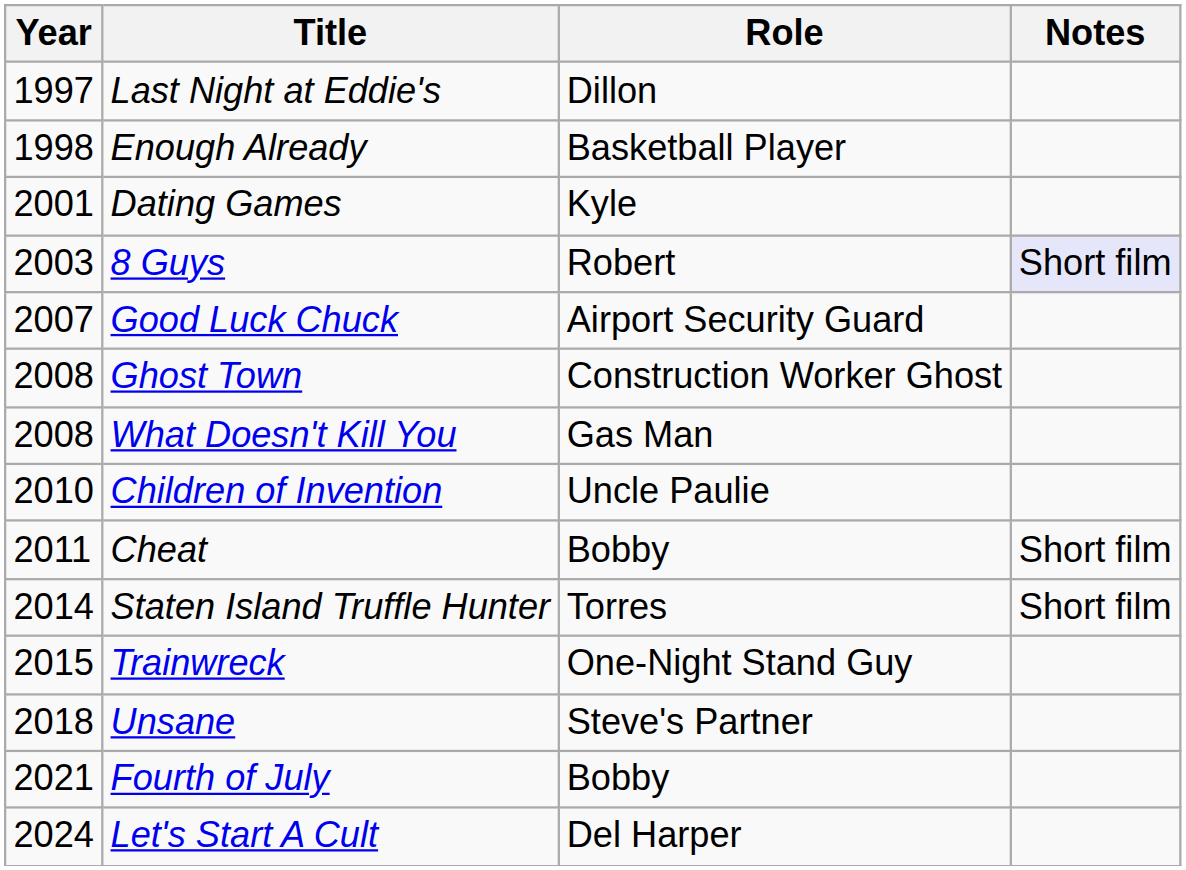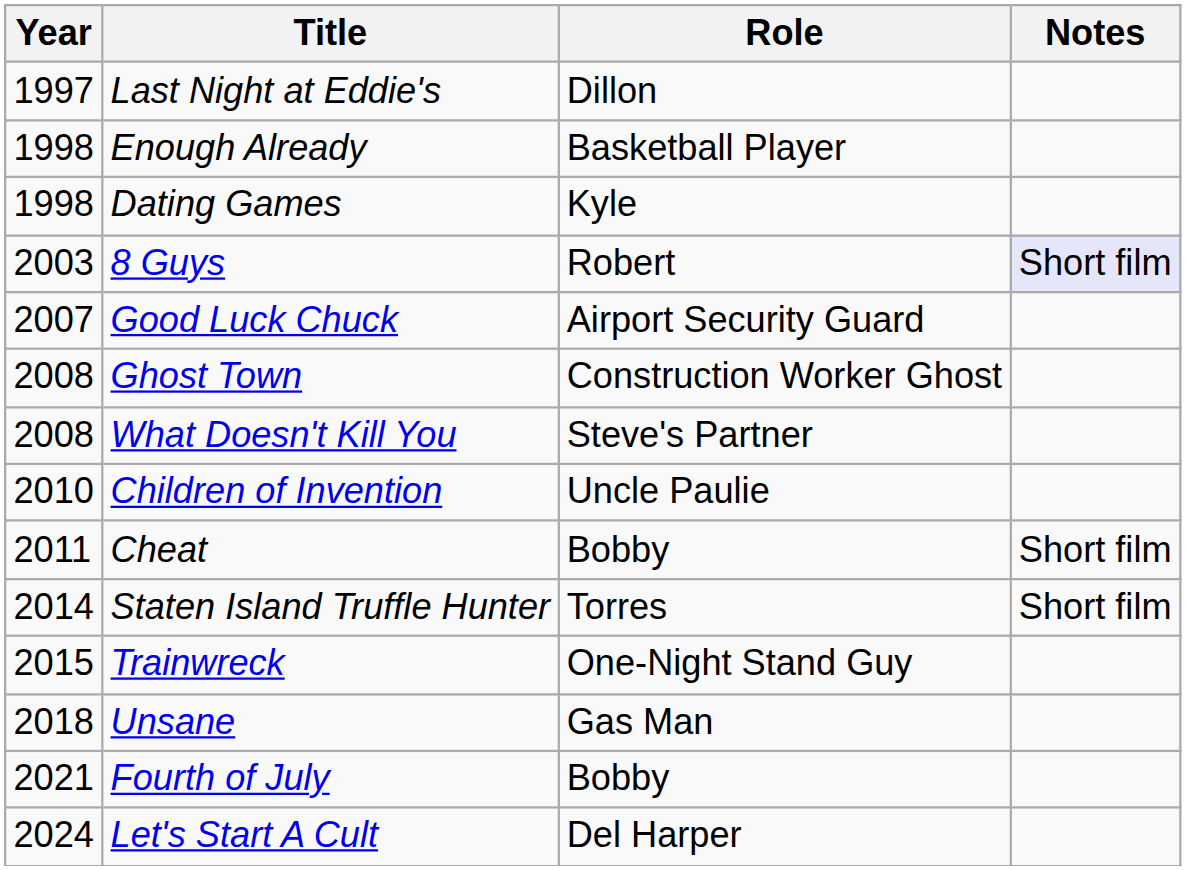(54, 205) 2001 -> (54, 205) 1998
(640, 434) Gas Man -> (690, 434) Steve's Partner
(690, 721) Steve's Partner -> (640, 721) Gas Man
